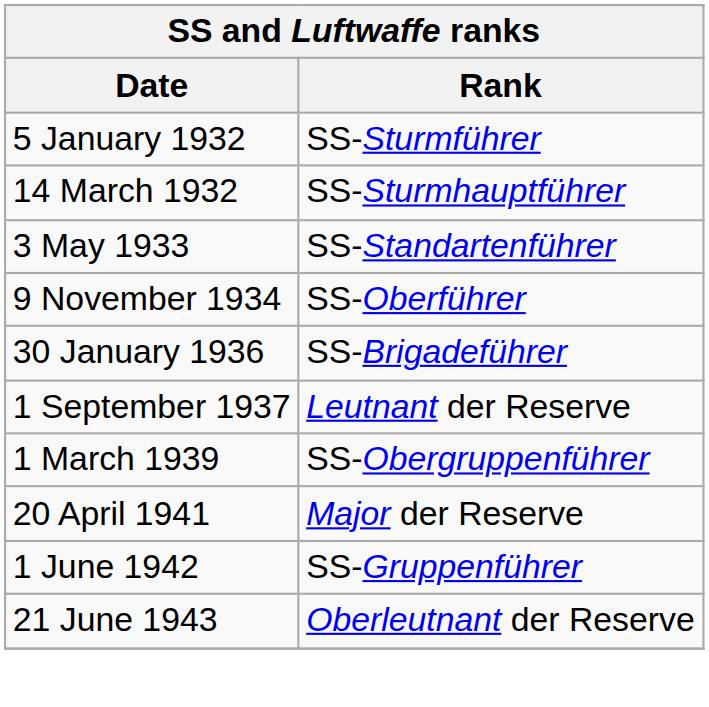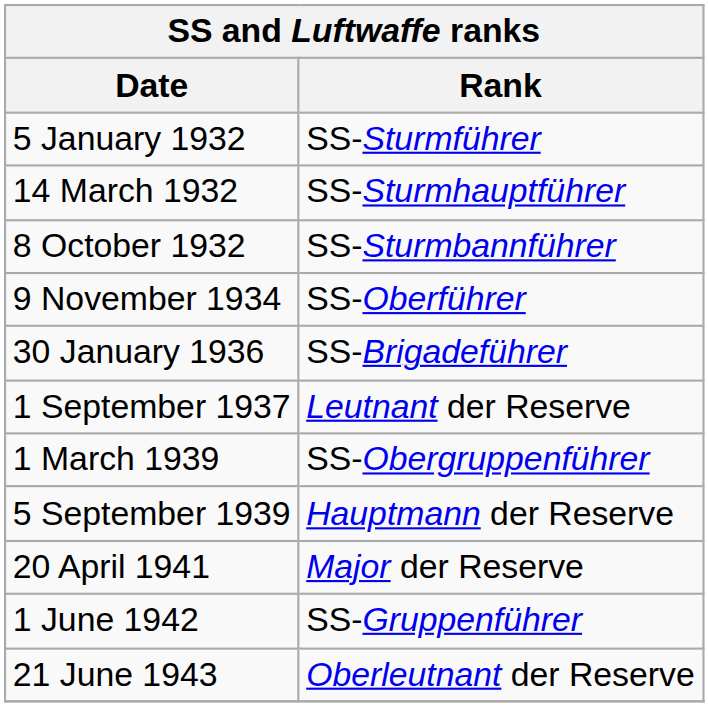+ row: (129, 245)
- row: (101, 245)
+ row: (152, 513)
